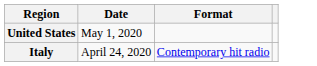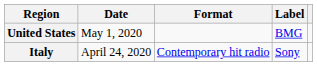+ column: (290, 14)
